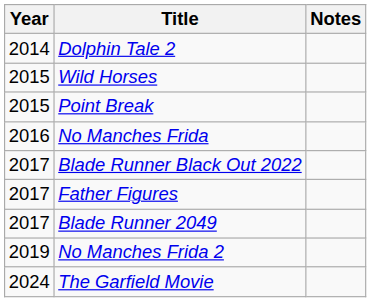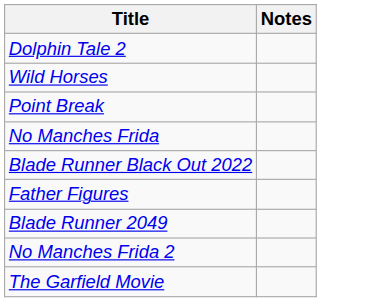- column: (29, 19)
